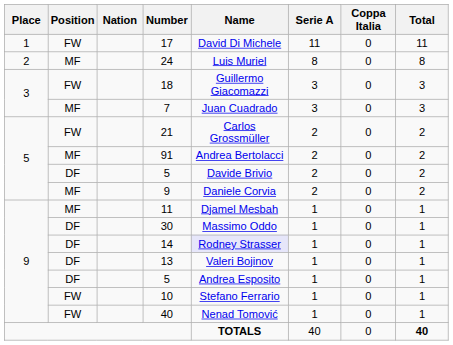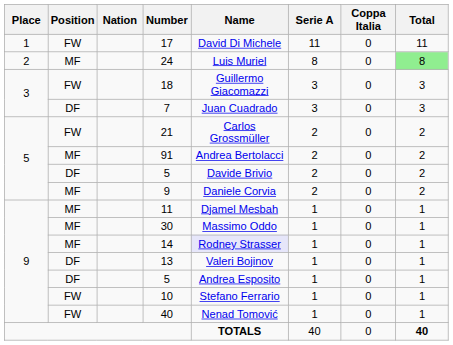(422, 61) no background -> (422, 61) lightgreen background
(73, 108) MF -> (73, 108) DF
(73, 226) DF -> (73, 226) MF
(73, 244) DF -> (73, 244) MF
